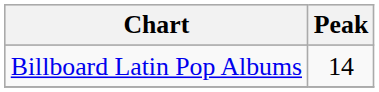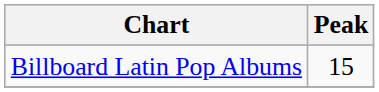(341, 65) 14 -> (341, 65) 15
